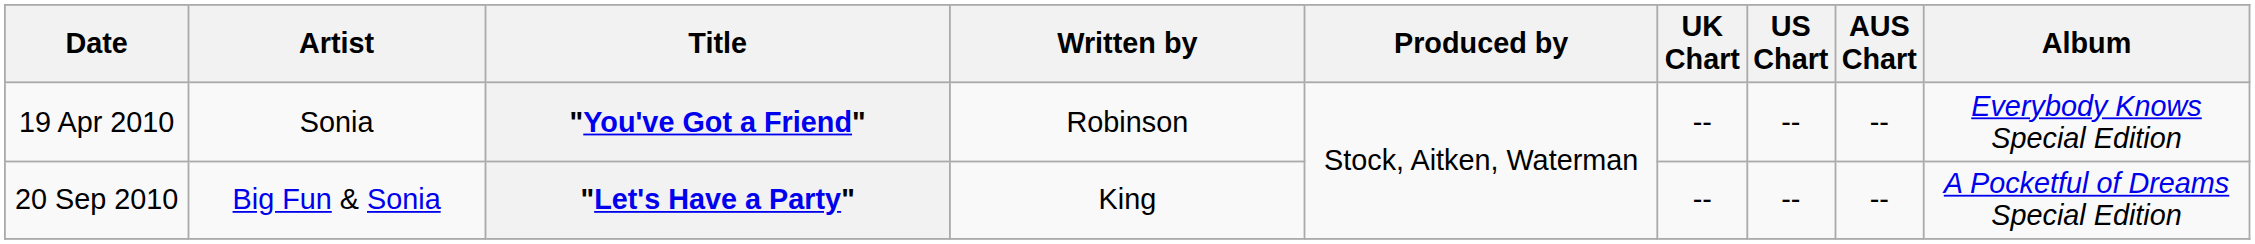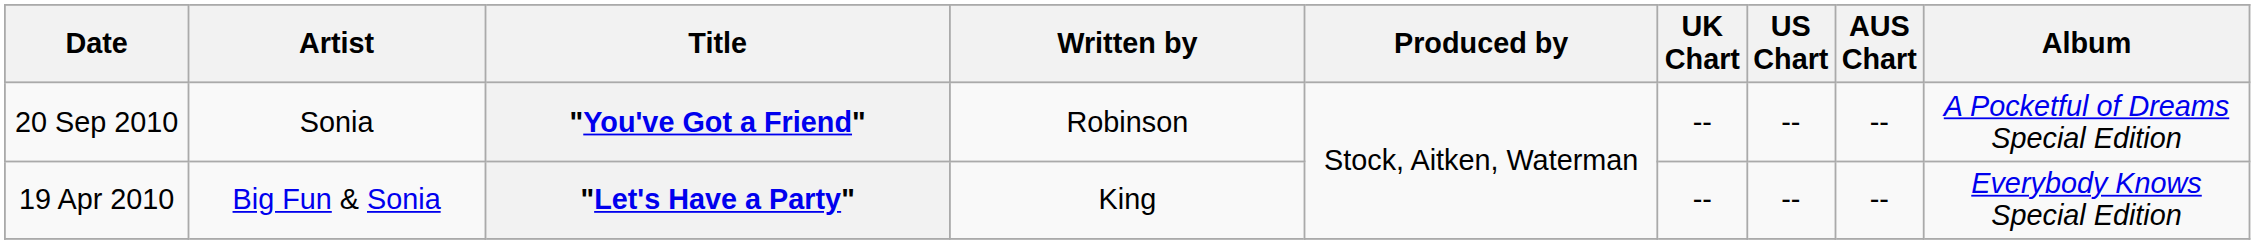(97, 121) 19 Apr 2010 -> (97, 121) 20 Sep 2010
(2087, 121) Everybody Knows Special Edition -> (2087, 121) A Pocketful of Dreams Special Edition
(97, 199) 20 Sep 2010 -> (97, 199) 19 Apr 2010
(2087, 199) A Pocketful of Dreams Special Edition -> (2087, 199) Everybody Knows Special Edition
